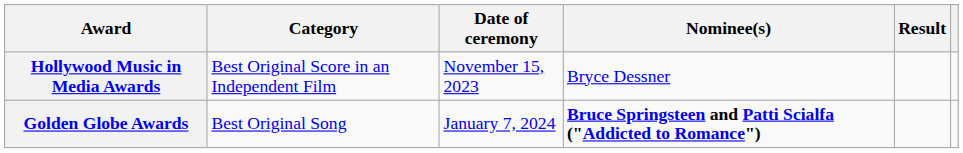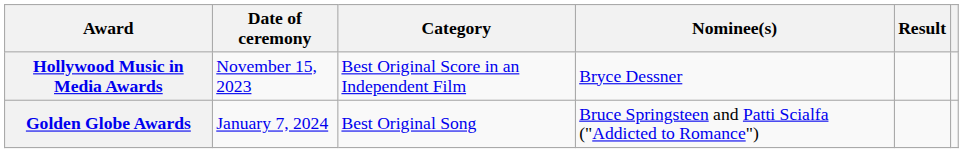columns swapped: (501, 28) <-> (323, 28)
(700, 123) bold -> (704, 123) normal
